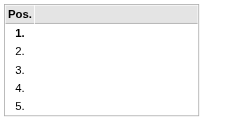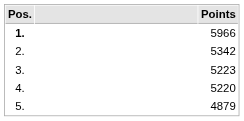+ column: (218, 14)
